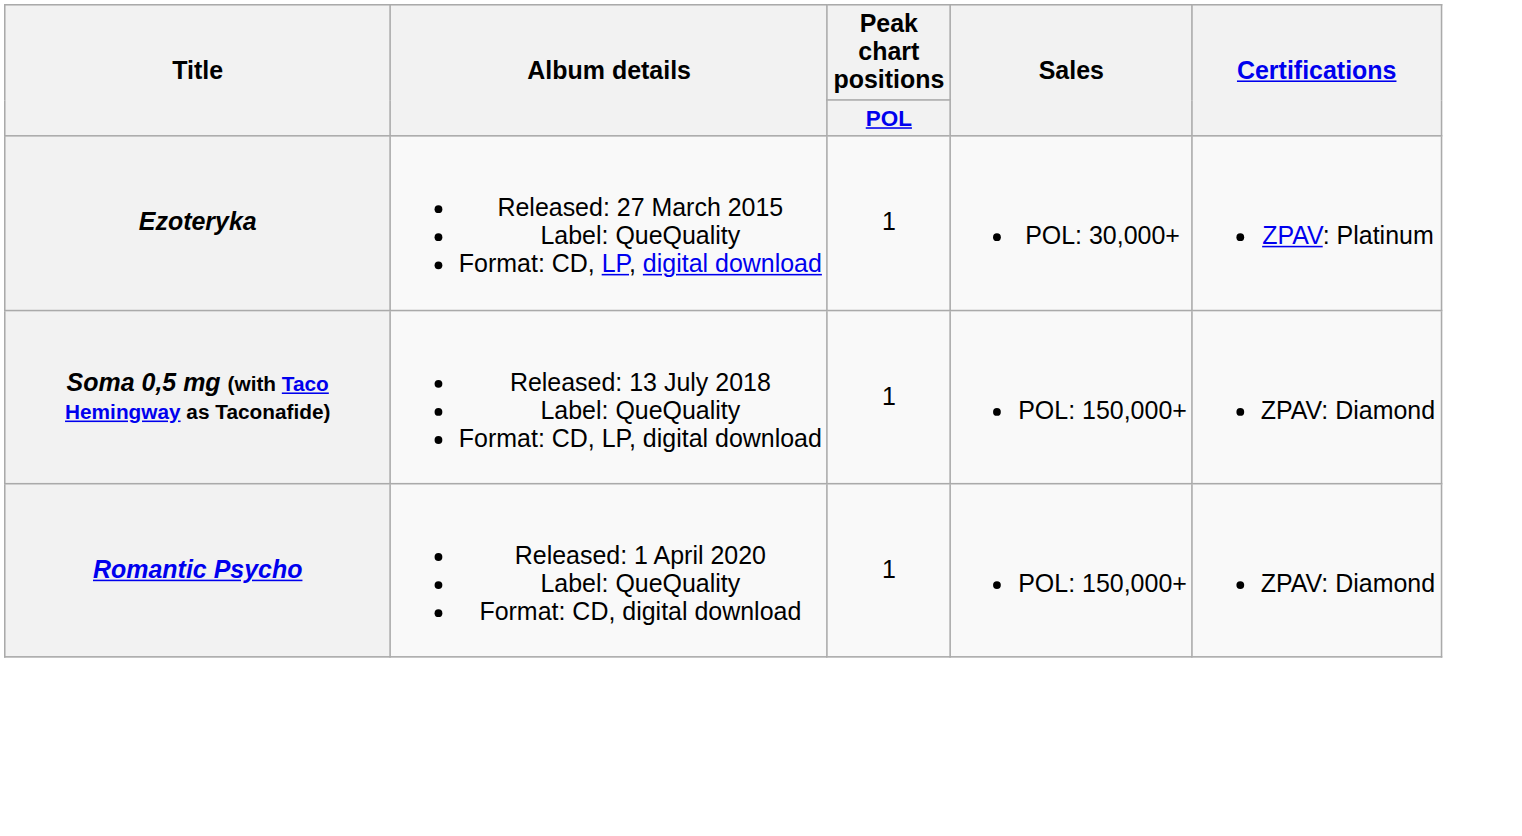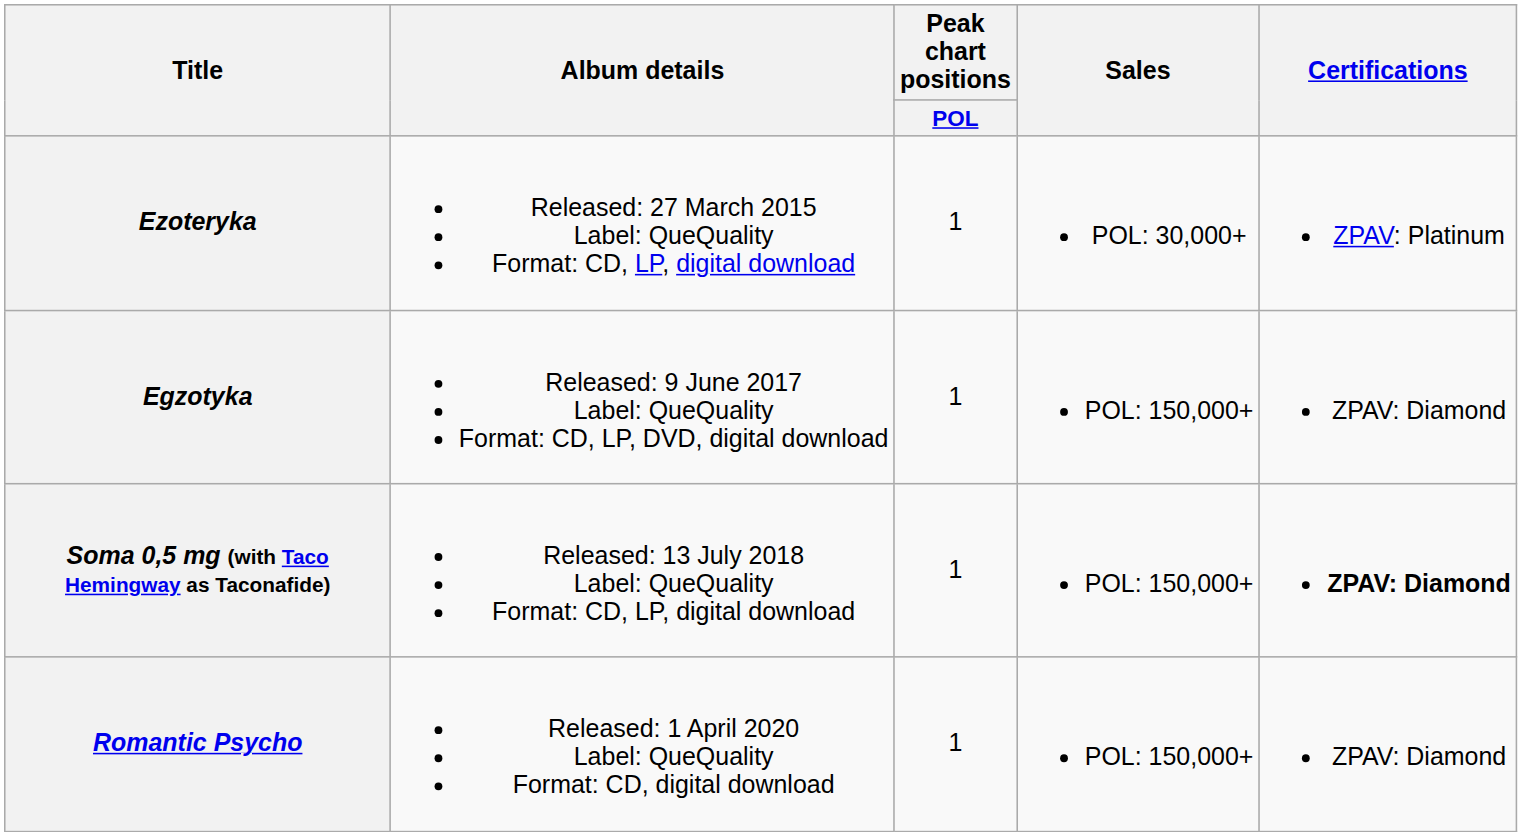+ row: (198, 396)
(1317, 411) normal -> (1388, 584) bold
